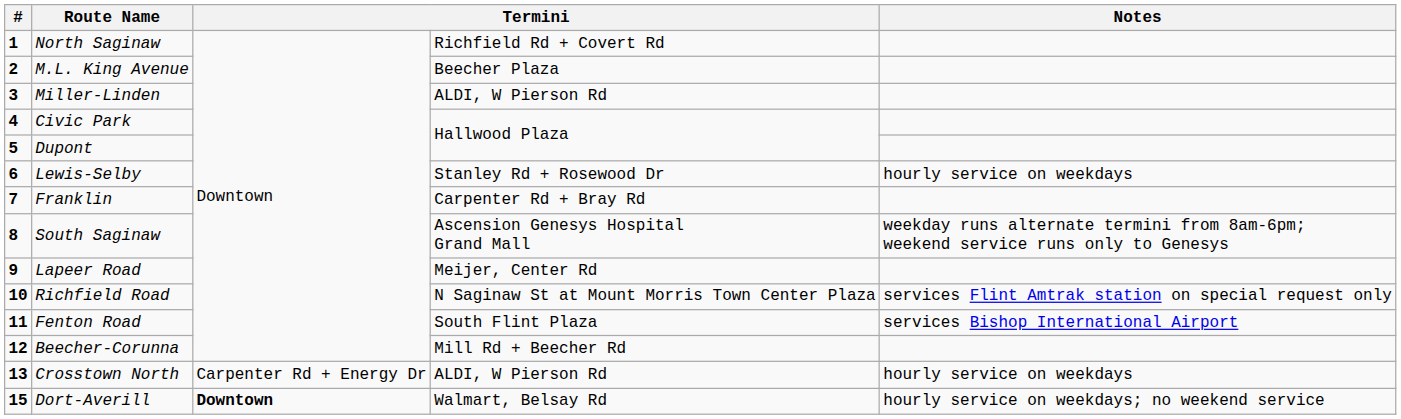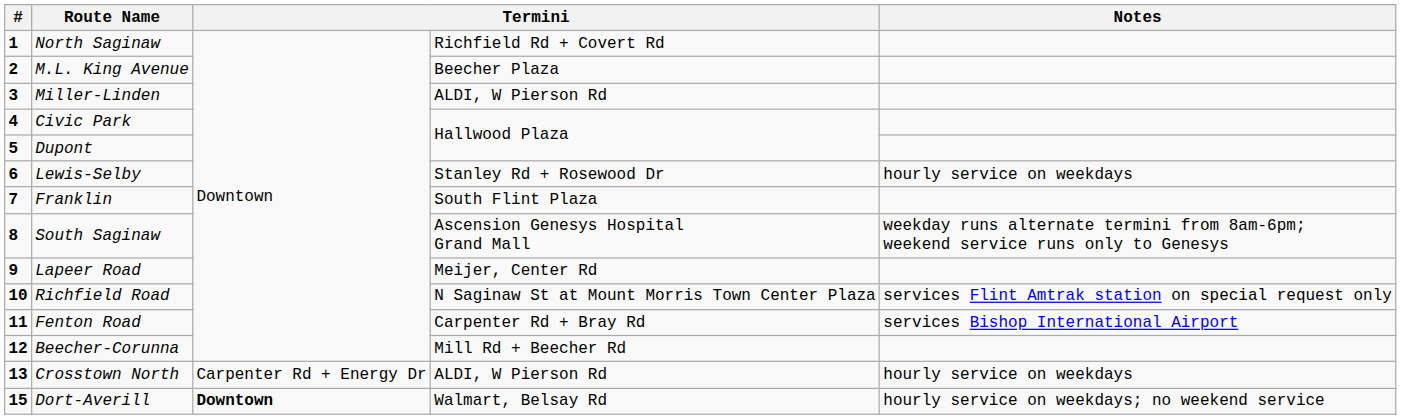(540, 200) Carpenter Rd + Bray Rd -> (516, 200) South Flint Plaza
(516, 323) South Flint Plaza -> (540, 323) Carpenter Rd + Bray Rd
